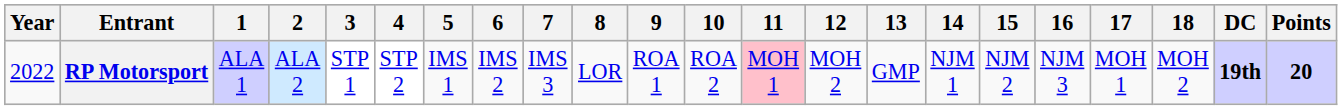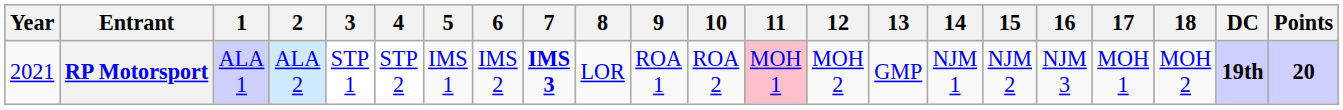(32, 71) 2022 -> (32, 71) 2021
(548, 71) normal -> (549, 71) bold
